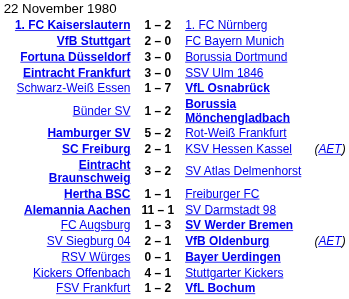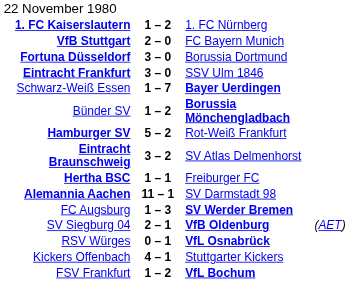(228, 88) VfL Osnabrück -> (233, 88) Bayer Uerdingen
- row: (96, 149)
(233, 257) Bayer Uerdingen -> (228, 241) VfL Osnabrück
